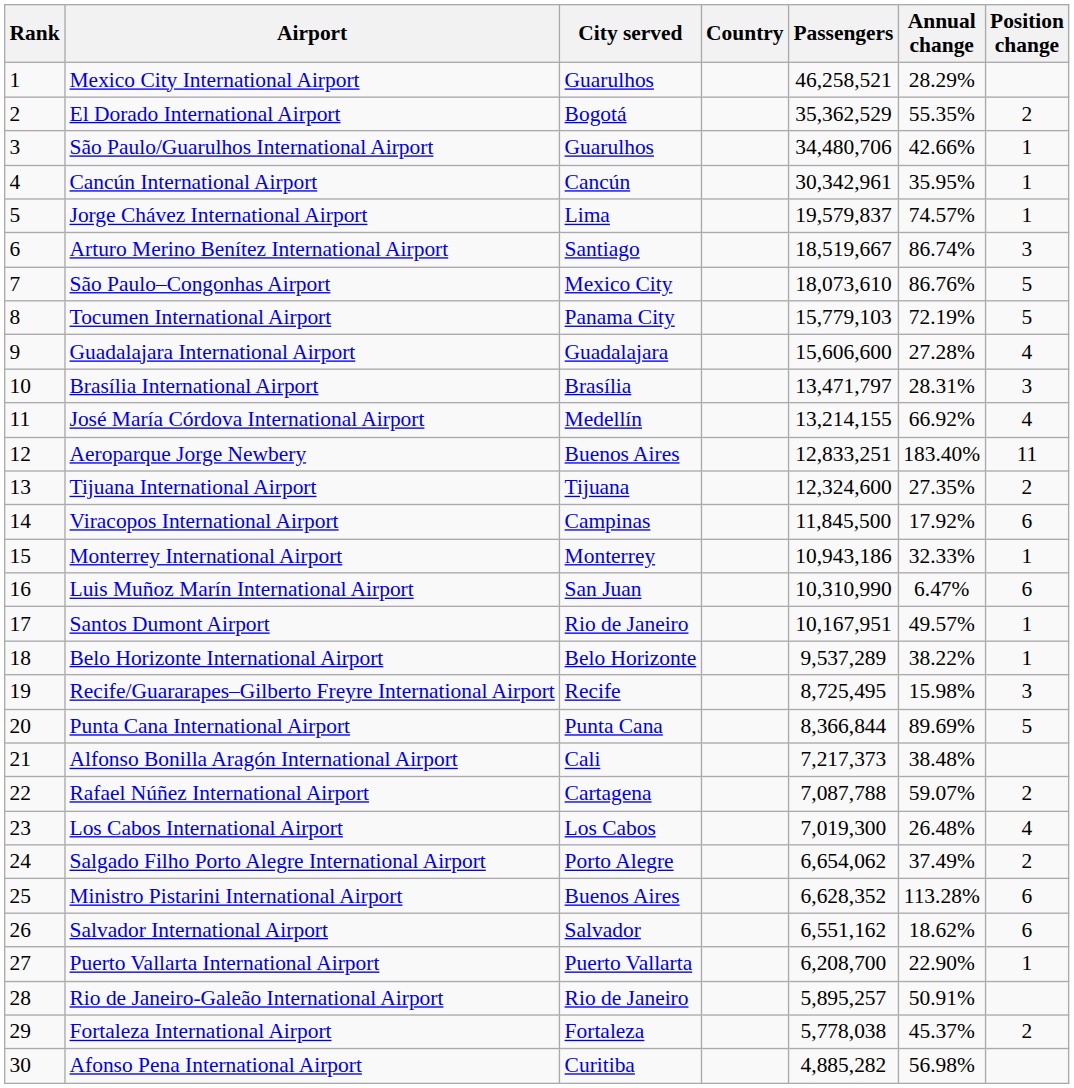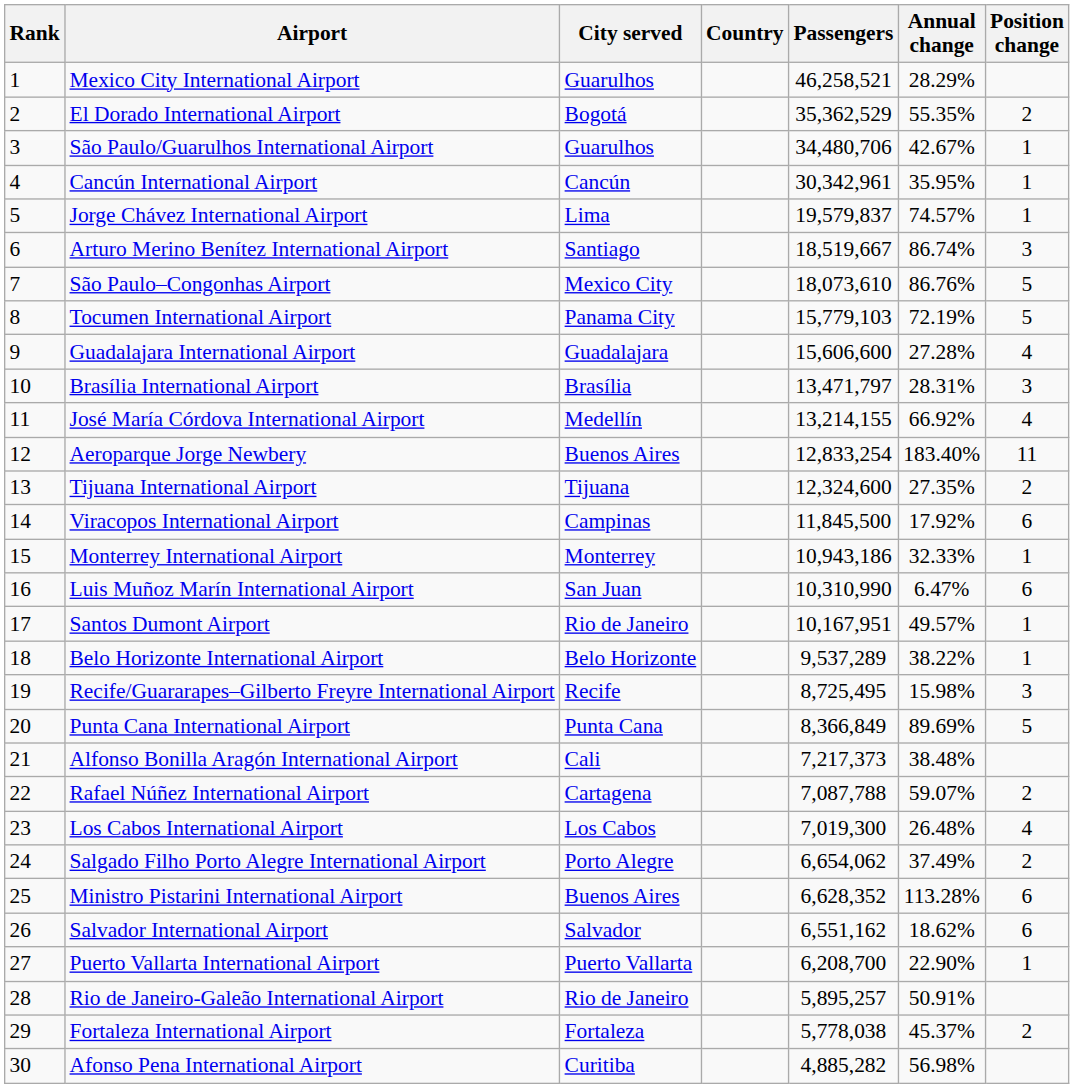(942, 147) 42.66% -> (942, 147) 42.67%
(843, 453) 12,833,251 -> (843, 453) 12,833,254
(843, 725) 8,366,844 -> (843, 725) 8,366,849
